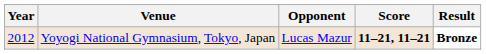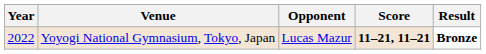(21, 38) 2012 -> (21, 38) 2022
